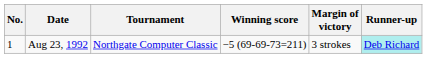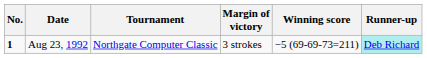columns swapped: (265, 20) <-> (335, 20)
(10, 44) normal -> (10, 44) bold
